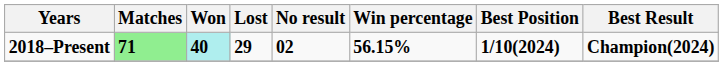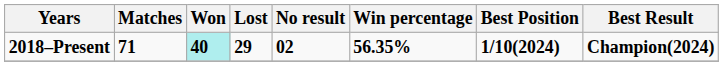(127, 46) lightgreen background -> (127, 46) no background
(382, 46) 56.15% -> (382, 46) 56.35%
